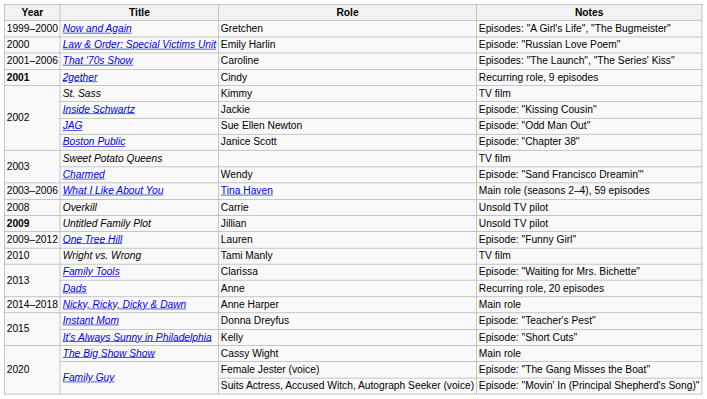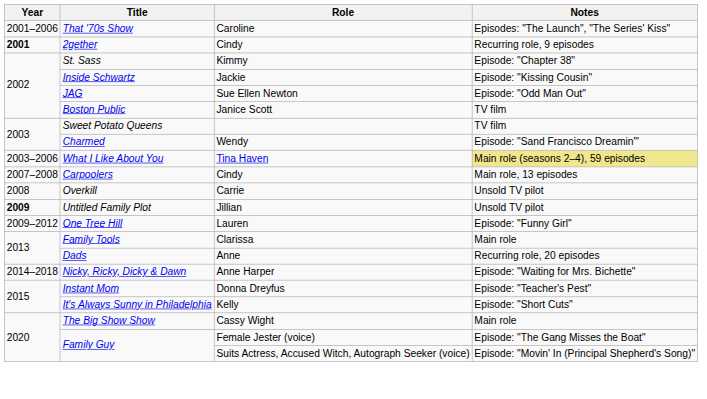- row: (97, 28)
- row: (139, 45)
(495, 93) TV film -> (525, 61) Episode: "Chapter 38"
(529, 142) Episode: "Chapter 38" -> (490, 110) TV film
(564, 191) no background -> (560, 158) khaki background
+ row: (88, 175)
- row: (102, 256)
(559, 272) Episode: "Waiting for Mrs. Bichette" -> (495, 239) Main role
(500, 304) Main role -> (555, 272) Episode: "Waiting for Mrs. Bichette"
